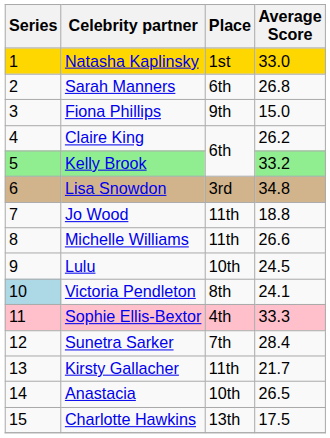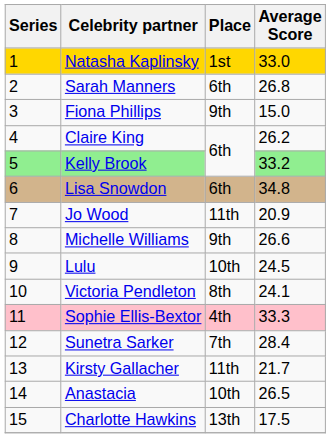(221, 189) 3rd -> (220, 189) 6th
(274, 214) 18.8 -> (274, 214) 20.9
(224, 240) 11th -> (220, 240) 9th
(18, 291) lightblue background -> (18, 291) no background
